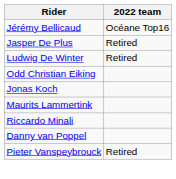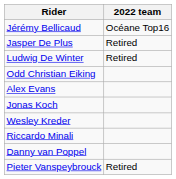+ row: (31, 89)
+ row: (38, 120)
- row: (49, 105)
